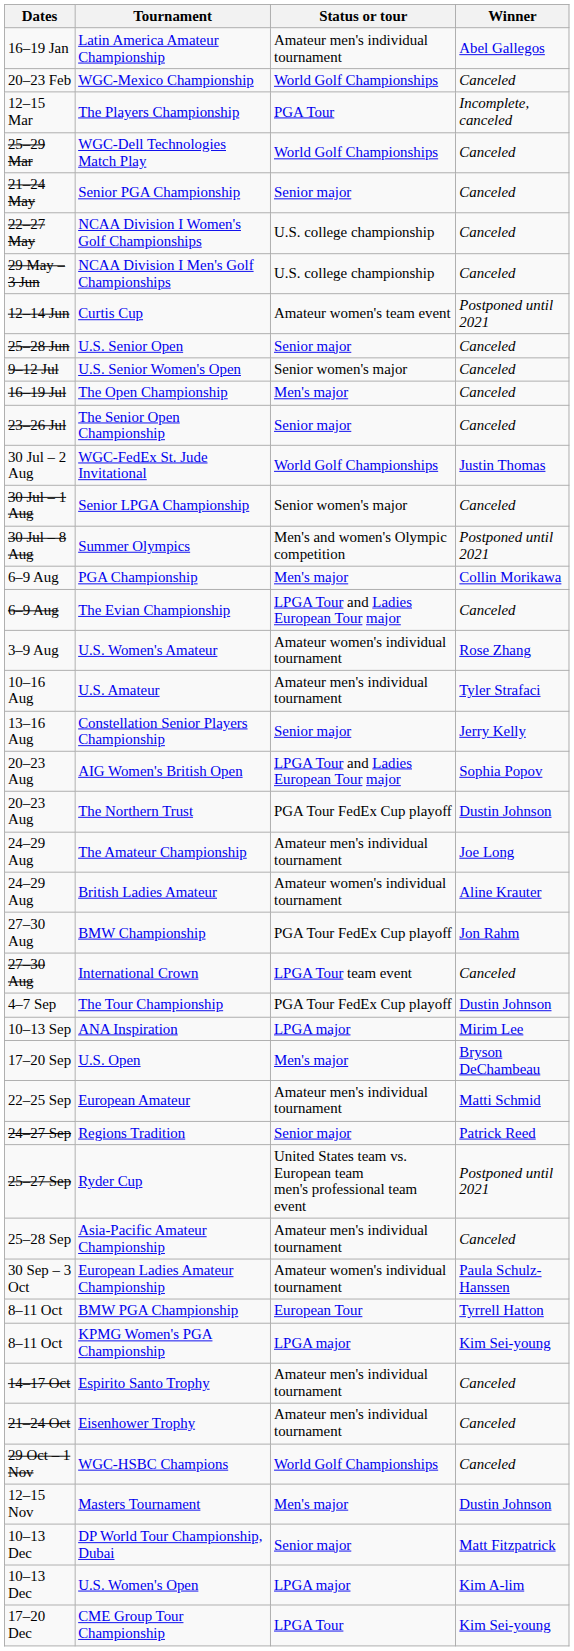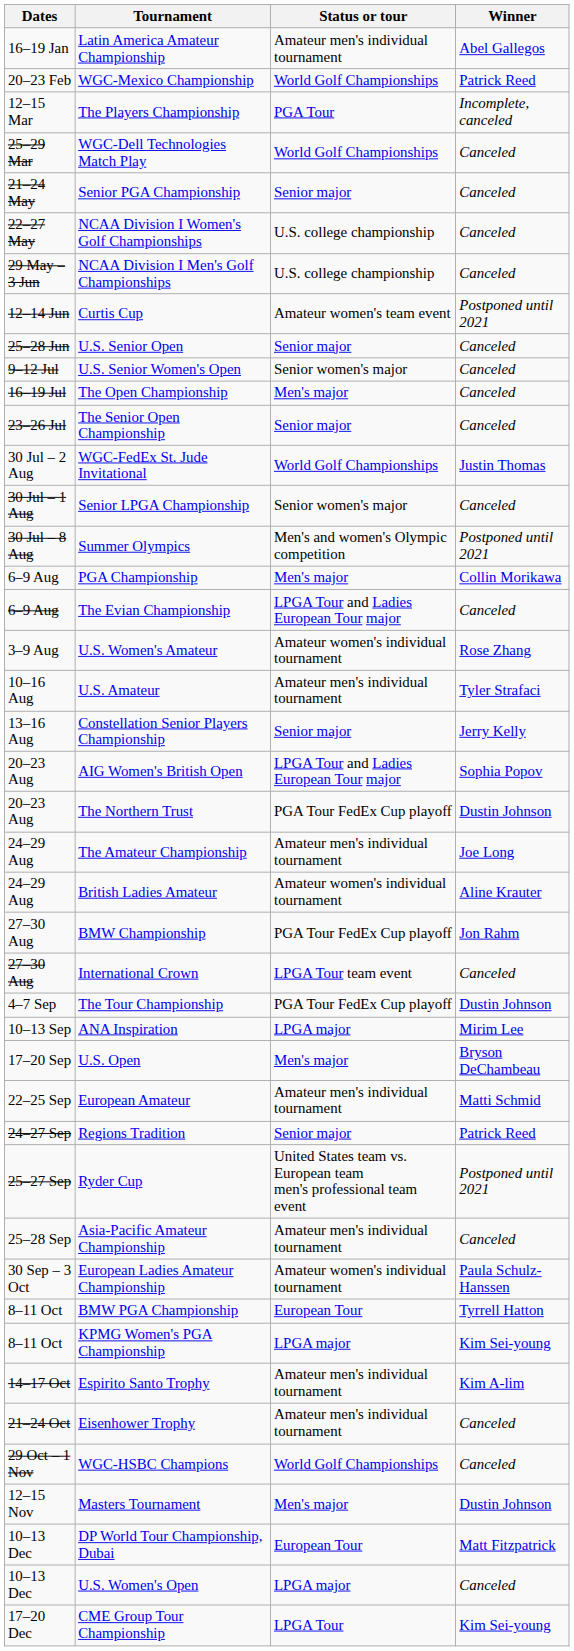(487, 80) Canceled -> (498, 80) Patrick Reed
(487, 1383) Canceled -> (492, 1383) Kim A-lim
(313, 1544) Senior major -> (318, 1544) European Tour
(492, 1584) Kim A-lim -> (487, 1584) Canceled
